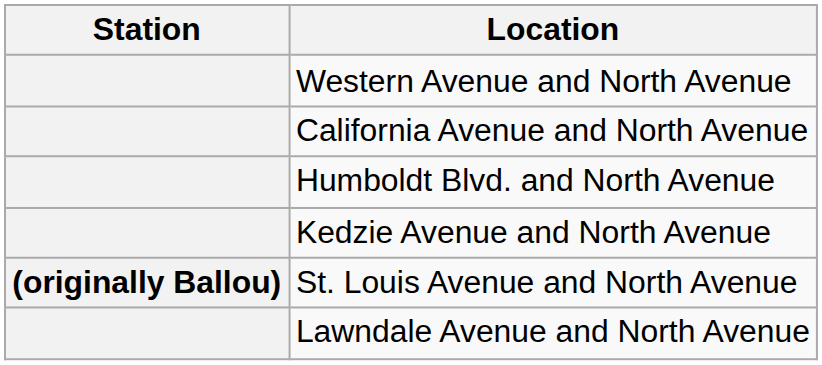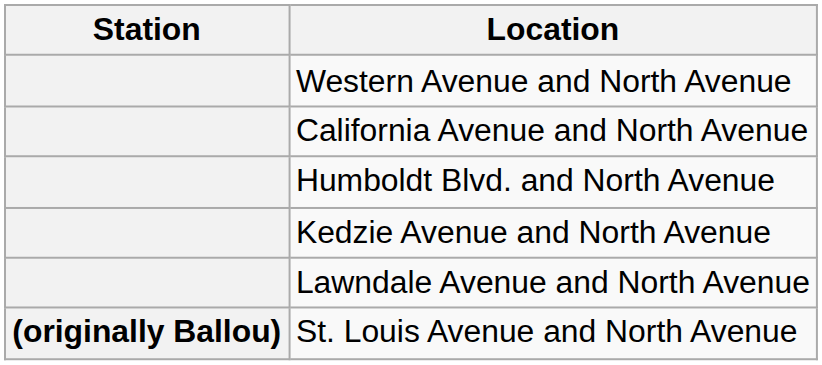rows swapped: (547, 282) <-> (553, 332)
